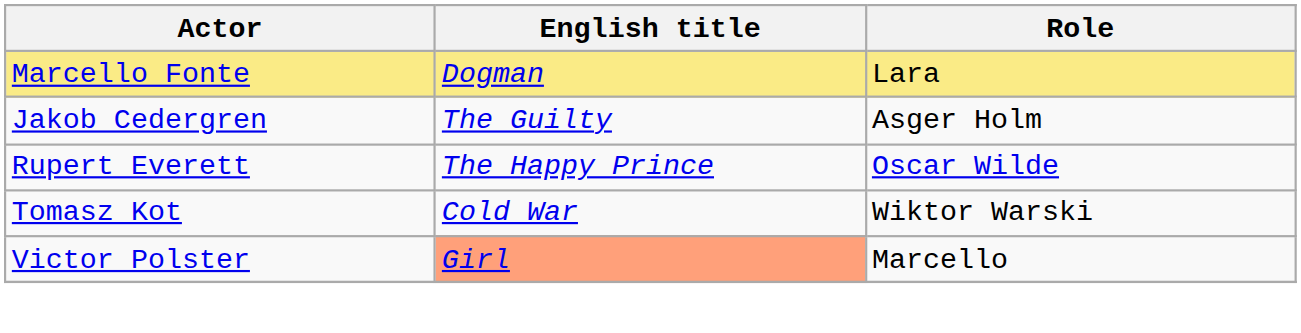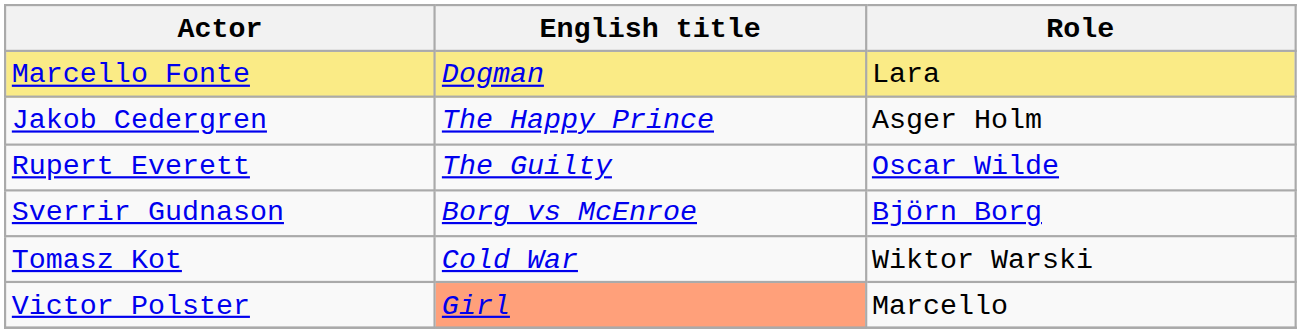(527, 121) The Guilty -> (578, 121) The Happy Prince
(578, 167) The Happy Prince -> (527, 167) The Guilty
+ row: (148, 213)
